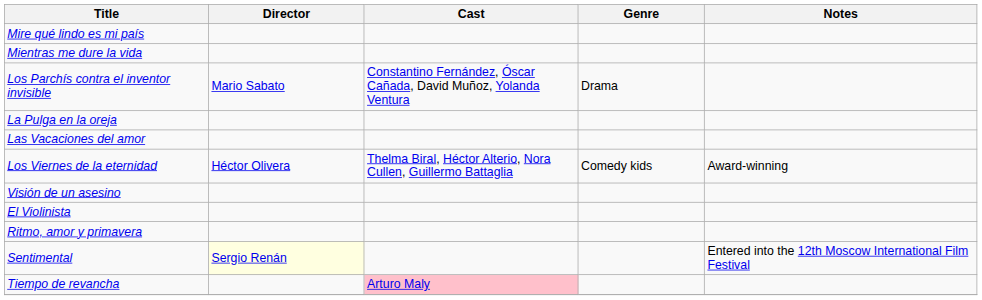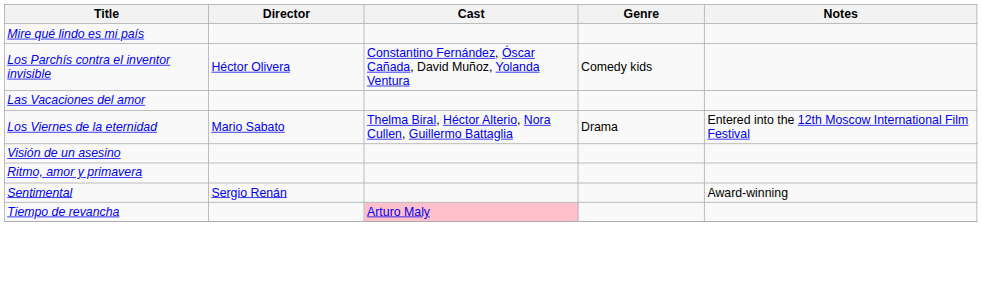- row: (75, 53)
(248, 86) Mario Sabato -> (251, 67) Héctor Olivera
(599, 86) Drama -> (617, 67) Comedy kids
- row: (62, 120)
(251, 166) Héctor Olivera -> (248, 127) Mario Sabato
(617, 166) Comedy kids -> (599, 127) Drama
(748, 166) Award-winning -> (838, 127) Entered into the 12th Moscow International Film Festival
- row: (39, 212)
(249, 258) lightyellow background -> (249, 192) no background
(838, 258) Entered into the 12th Moscow International Film Festival -> (748, 192) Award-winning
